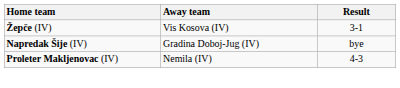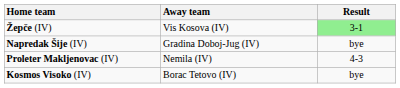(356, 28) no background -> (356, 28) lightgreen background
+ row: (49, 75)
